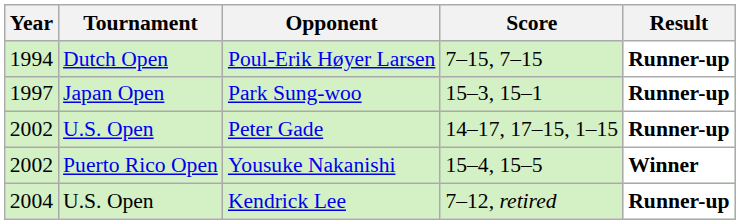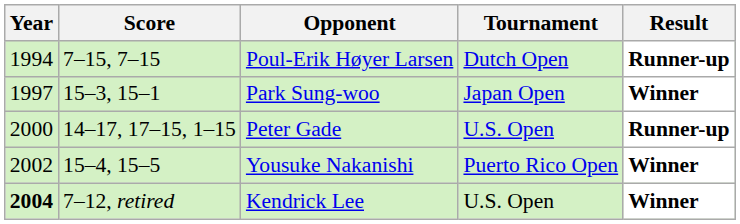columns swapped: (140, 22) <-> (532, 22)
(679, 93) Runner-up -> (663, 93) Winner
(31, 129) 2002 -> (31, 129) 2000
(31, 200) normal -> (31, 200) bold
(679, 200) Runner-up -> (663, 200) Winner
